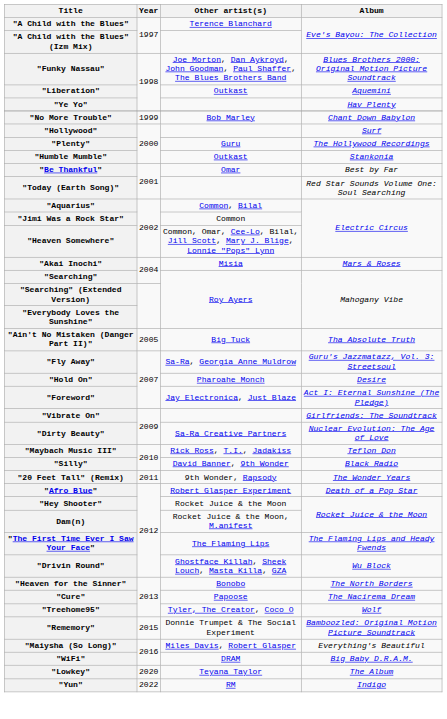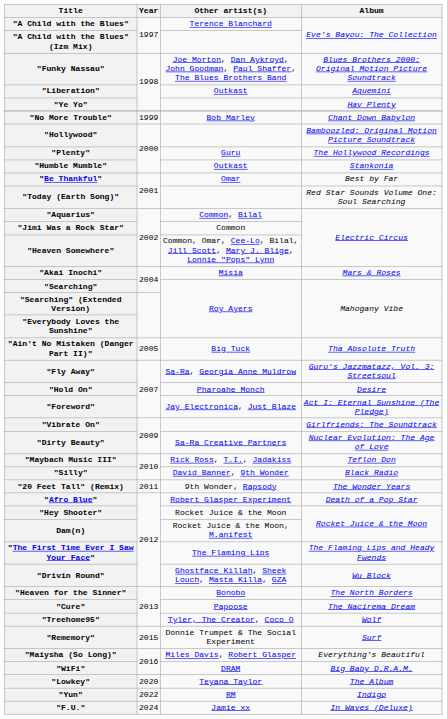(372, 131) Surf -> (372, 135) Bamboozled: Original Motion Picture Soundtrack
(372, 628) Bamboozled: Original Motion Picture Soundtrack -> (372, 637) Surf
+ row: (71, 708)
